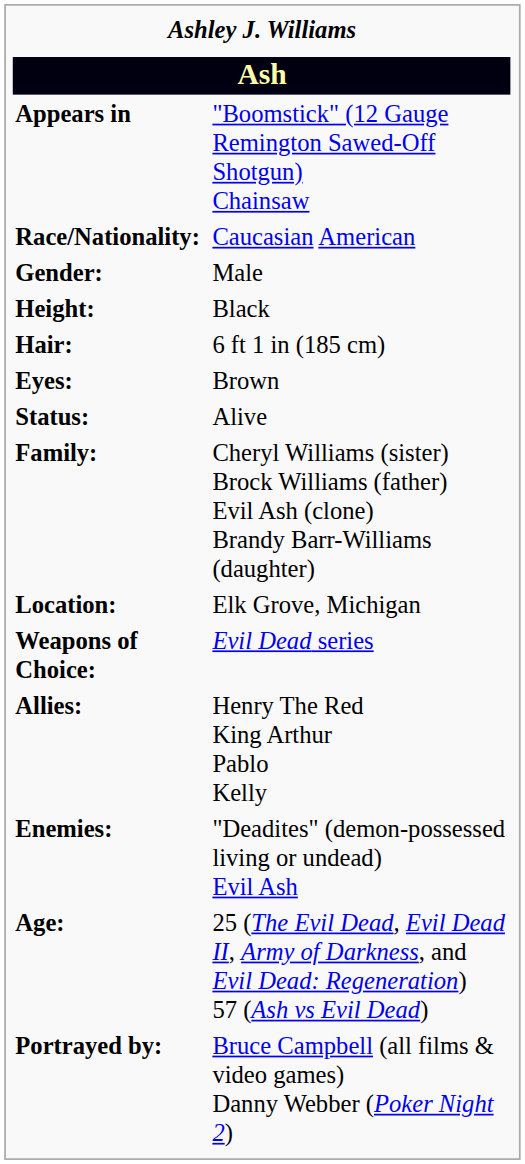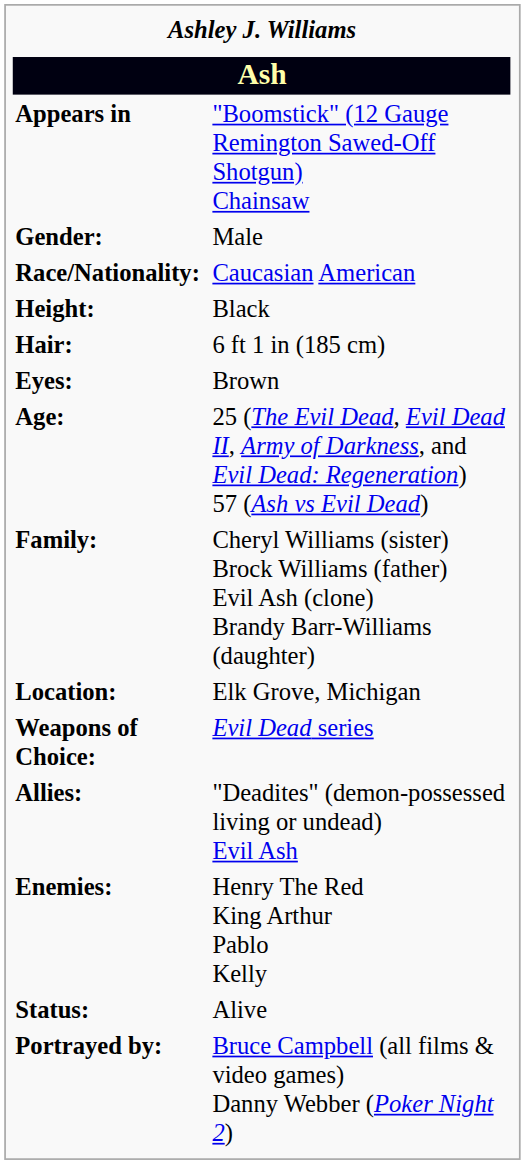rows swapped: (59, 272) <-> (108, 236)
rows swapped: (40, 922) <-> (52, 416)
(288, 748) Henry The Red King Arthur Pablo Kelly -> (359, 821) "Deadites" (demon-possessed living or undead) Evil Ash
(359, 857) "Deadites" (demon-possessed living or undead) Evil Ash -> (288, 930) Henry The Red King Arthur Pablo Kelly
